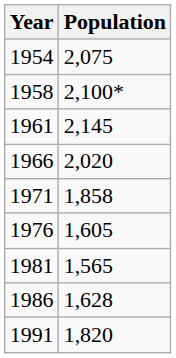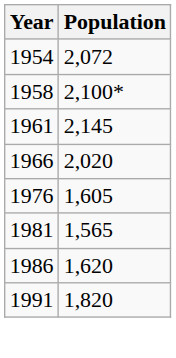(88, 56) 2,075 -> (88, 56) 2,072
- row: (32, 195)
(88, 299) 1,628 -> (88, 265) 1,620
